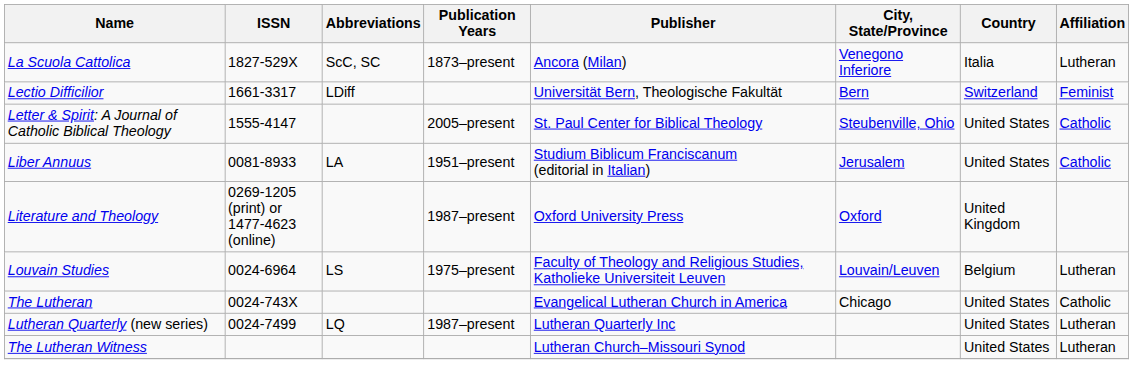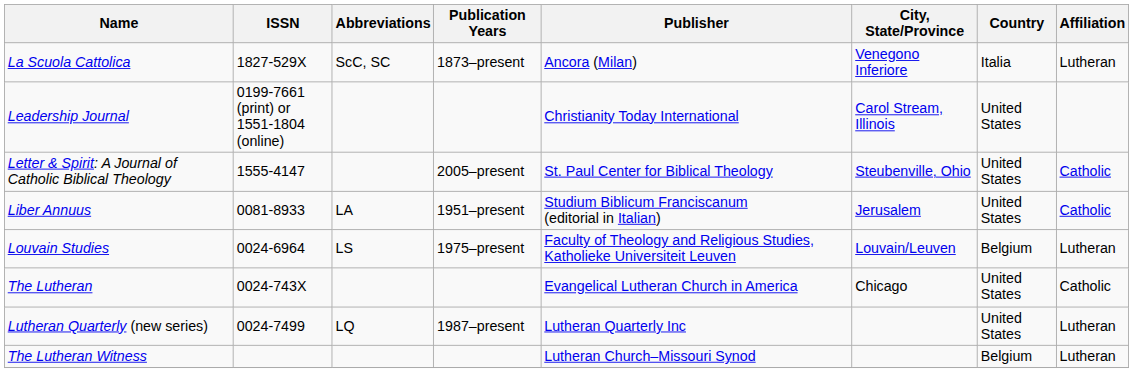+ row: (68, 117)
- row: (56, 92)
- row: (83, 216)
(1007, 347) United States -> (1006, 356) Belgium
